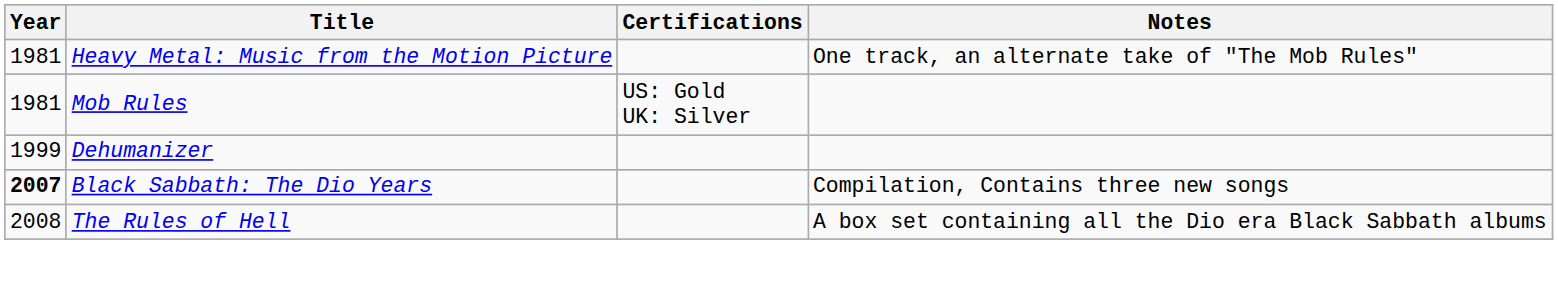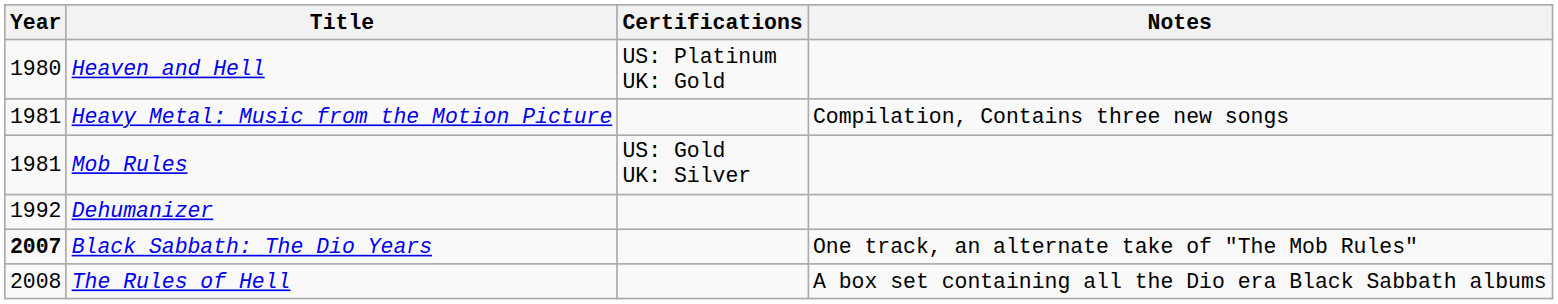+ row: (168, 70)
(1115, 57) One track, an alternate take of "The Mob Rules" -> (1051, 117) Compilation, Contains three new songs
(36, 152) 1999 -> (36, 212) 1992
(1051, 187) Compilation, Contains three new songs -> (1115, 247) One track, an alternate take of "The Mob Rules"
